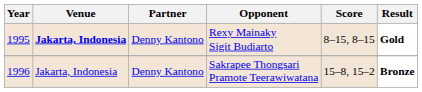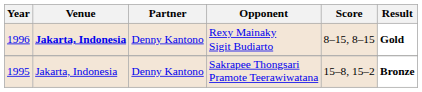(18, 39) 1995 -> (18, 39) 1996
(18, 71) 1996 -> (18, 71) 1995
